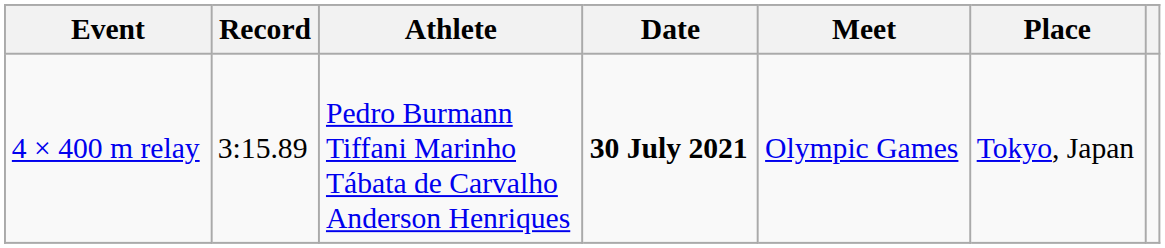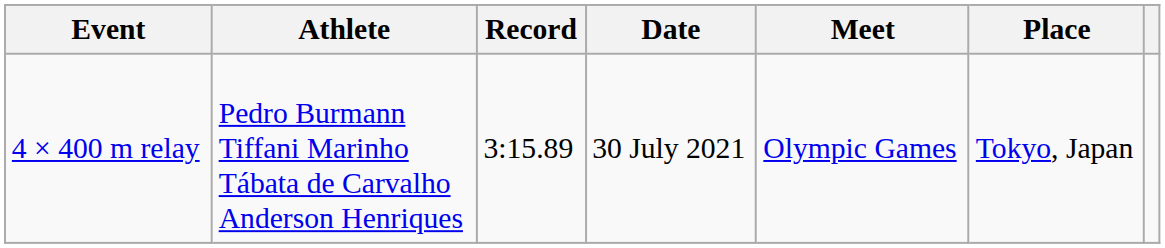columns swapped: (265, 29) <-> (451, 29)
(669, 148) bold -> (669, 148) normal
